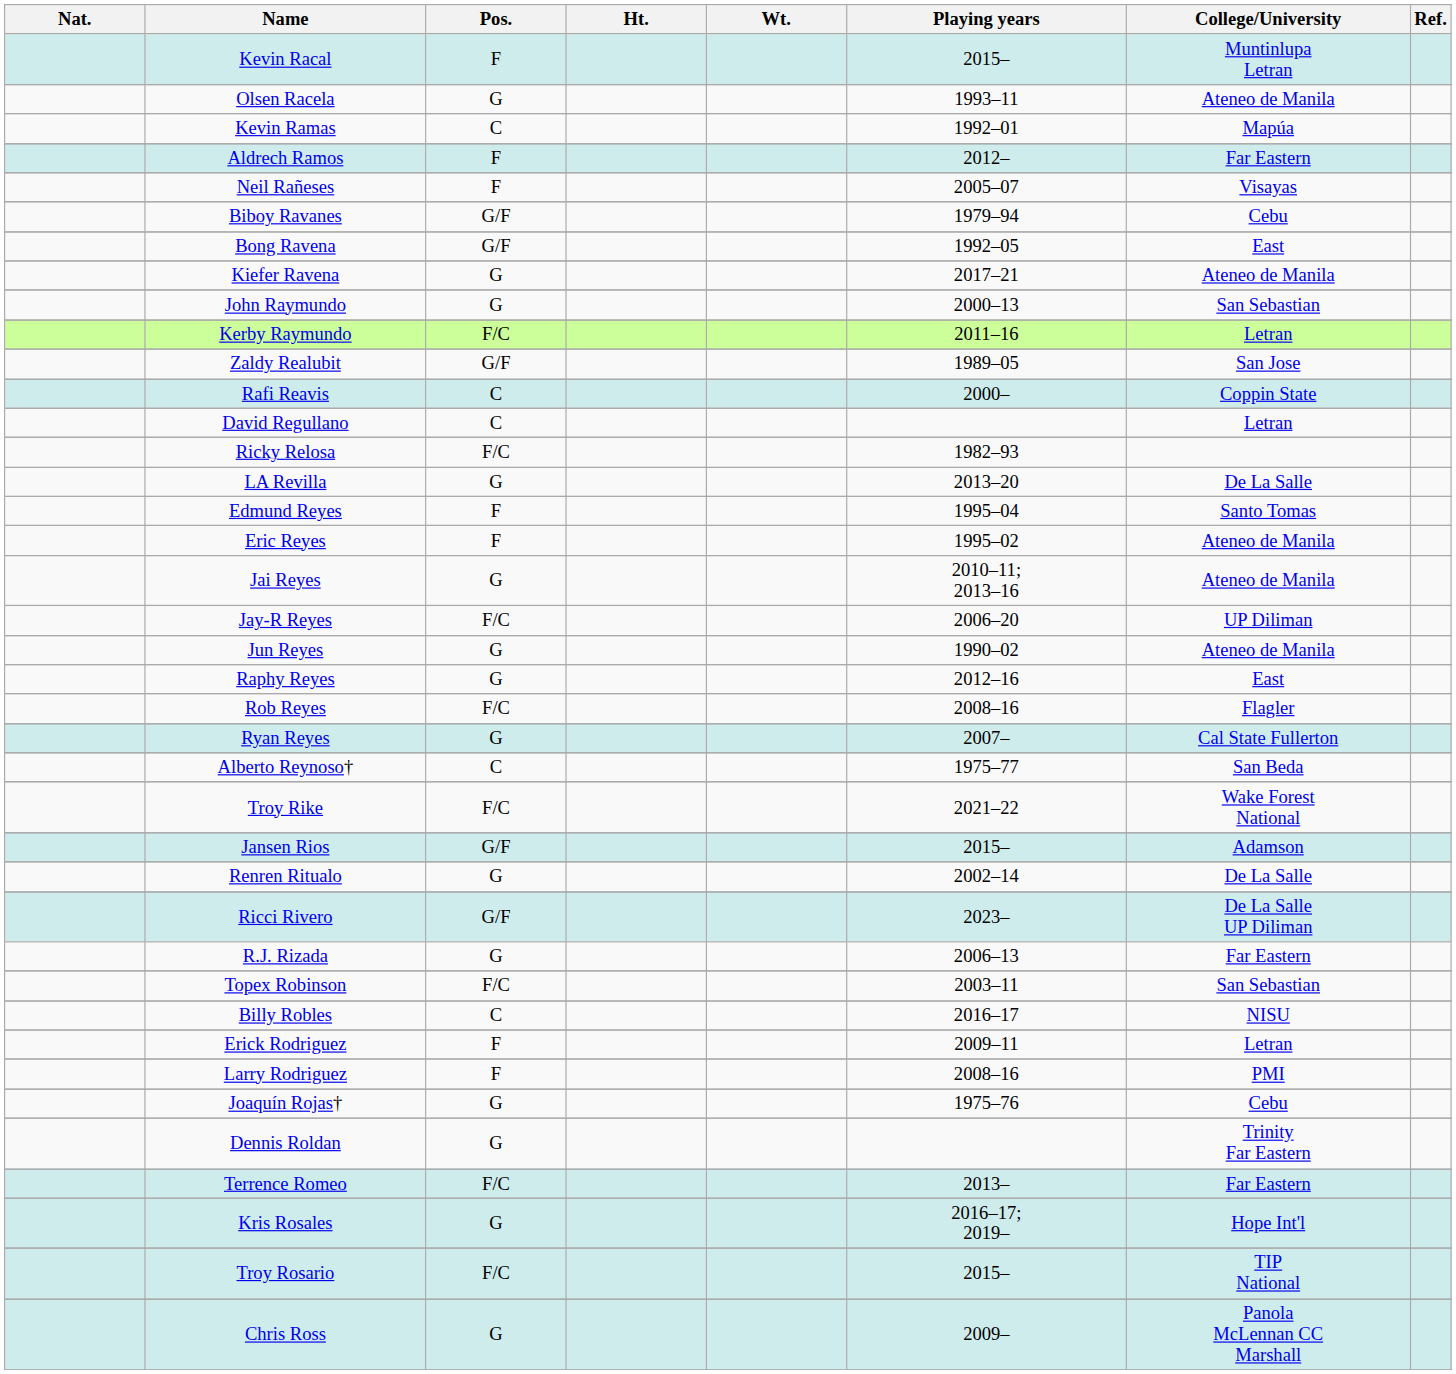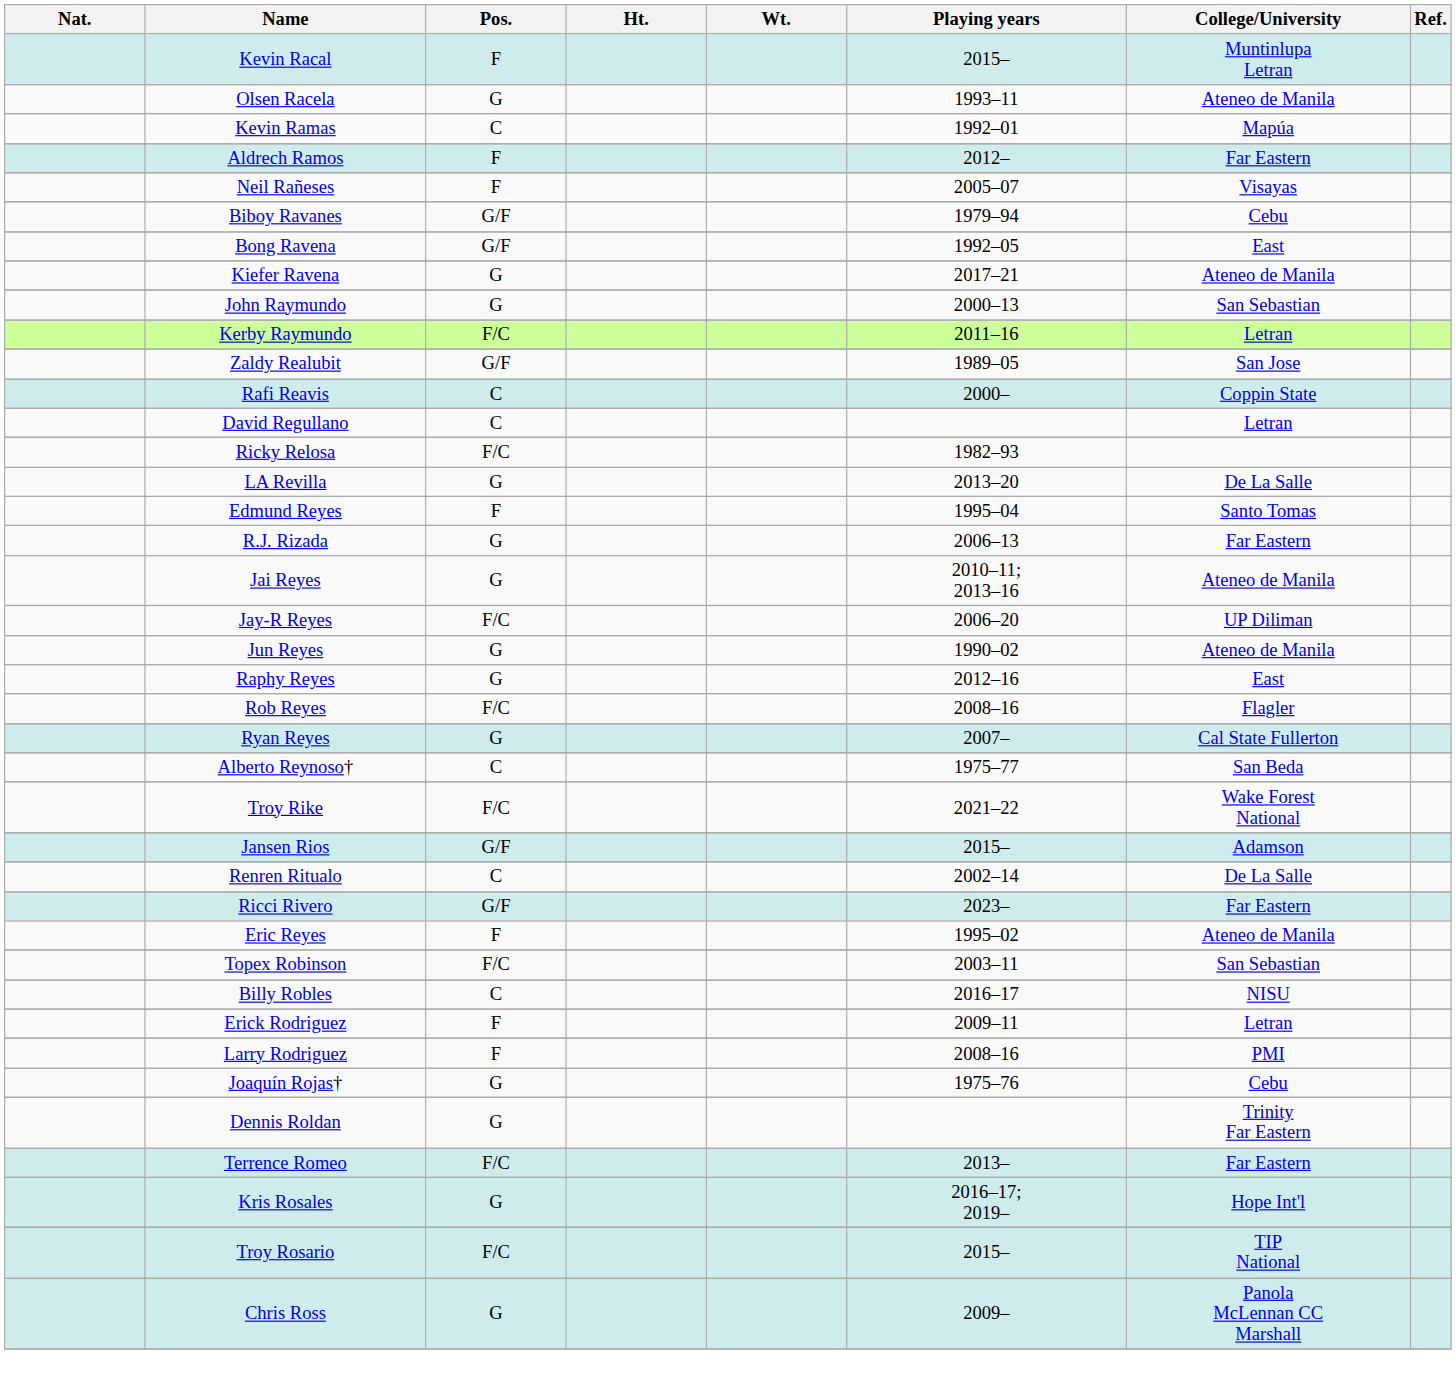rows swapped: (285, 540) <-> (285, 956)
(496, 876) G -> (496, 876) C
(1268, 916) De La Salle UP Diliman -> (1268, 906) Far Eastern
